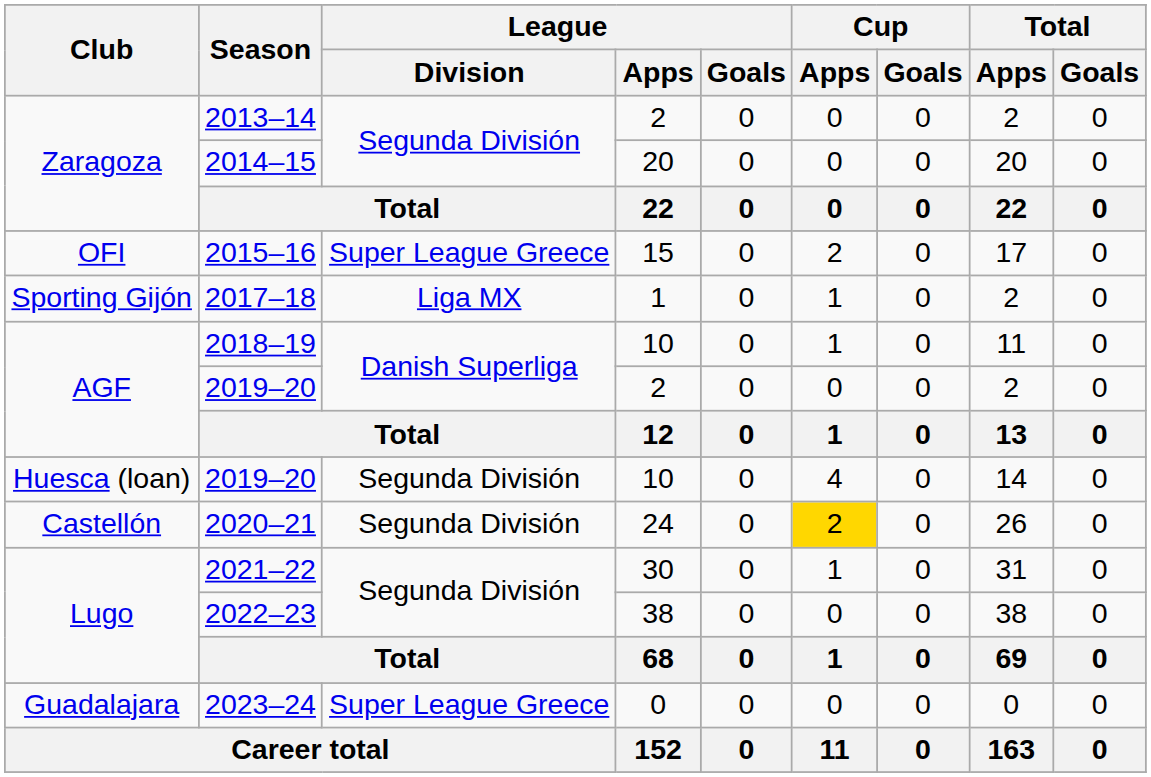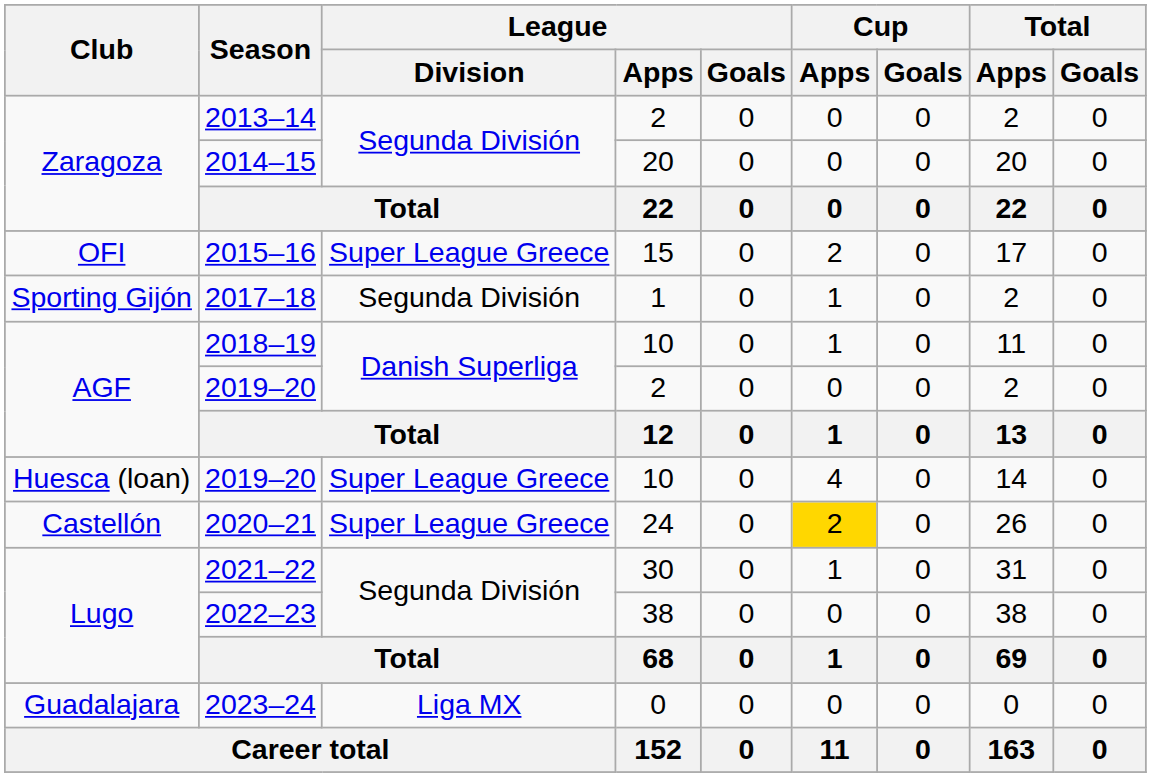(469, 298) Liga MX -> (469, 298) Segunda División
(469, 478) Segunda División -> (469, 478) Super League Greece
(469, 523) Segunda División -> (469, 523) Super League Greece
(469, 704) Super League Greece -> (469, 704) Liga MX
